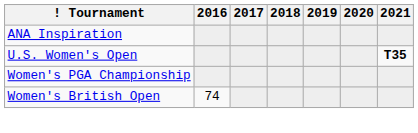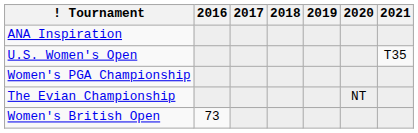(395, 56) bold -> (395, 56) normal
+ row: (92, 97)
(212, 97) 74 -> (212, 118) 73
